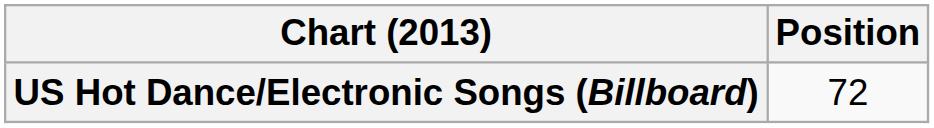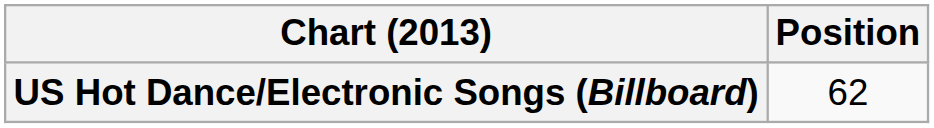(848, 91) 72 -> (848, 91) 62
